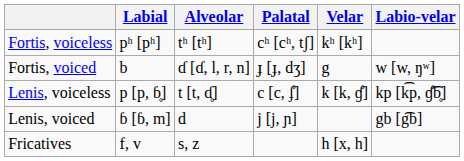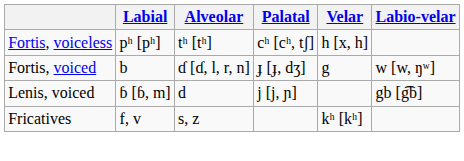(342, 42) kʰ [kʰ] -> (345, 42) h [x, h]
- row: (59, 93)
(345, 144) h [x, h] -> (342, 118) kʰ [kʰ]
